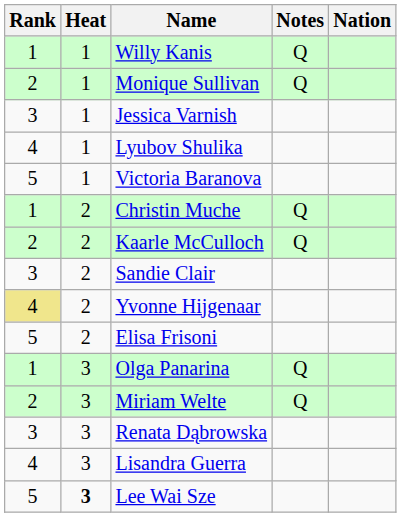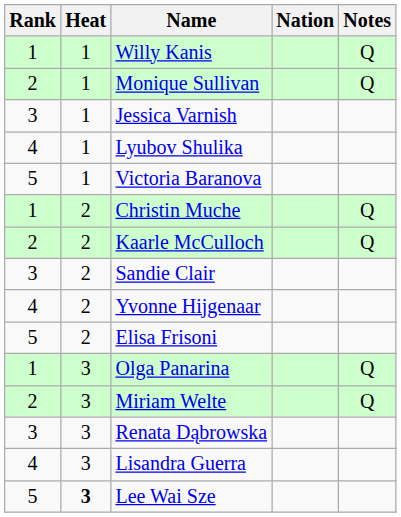columns swapped: (362, 20) <-> (300, 20)
(33, 305) khaki background -> (33, 305) no background
